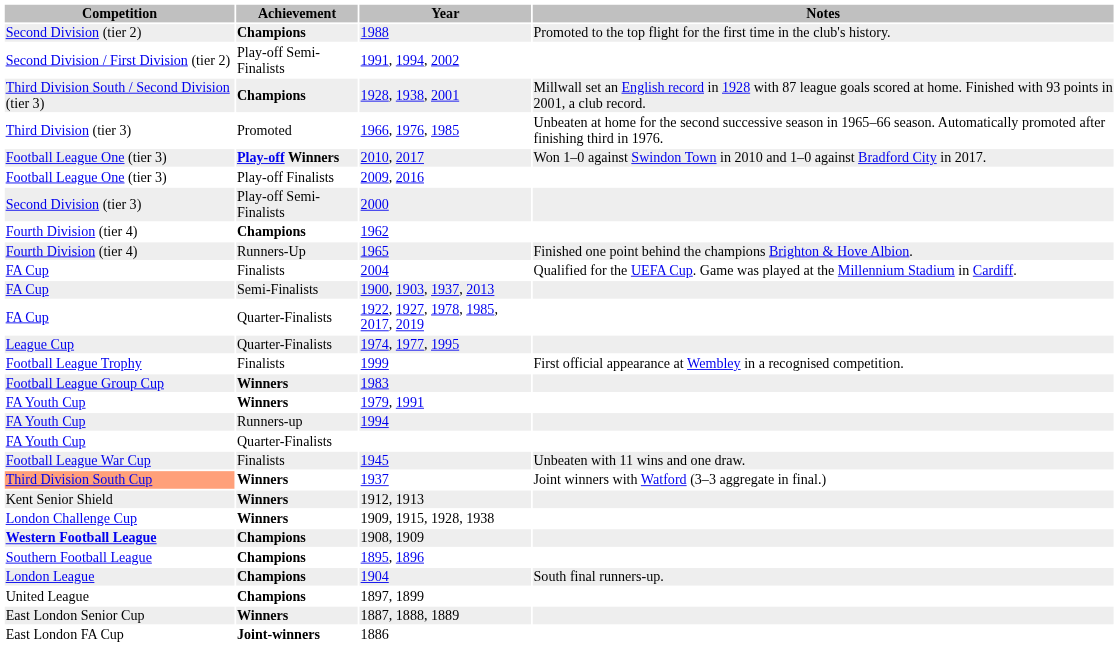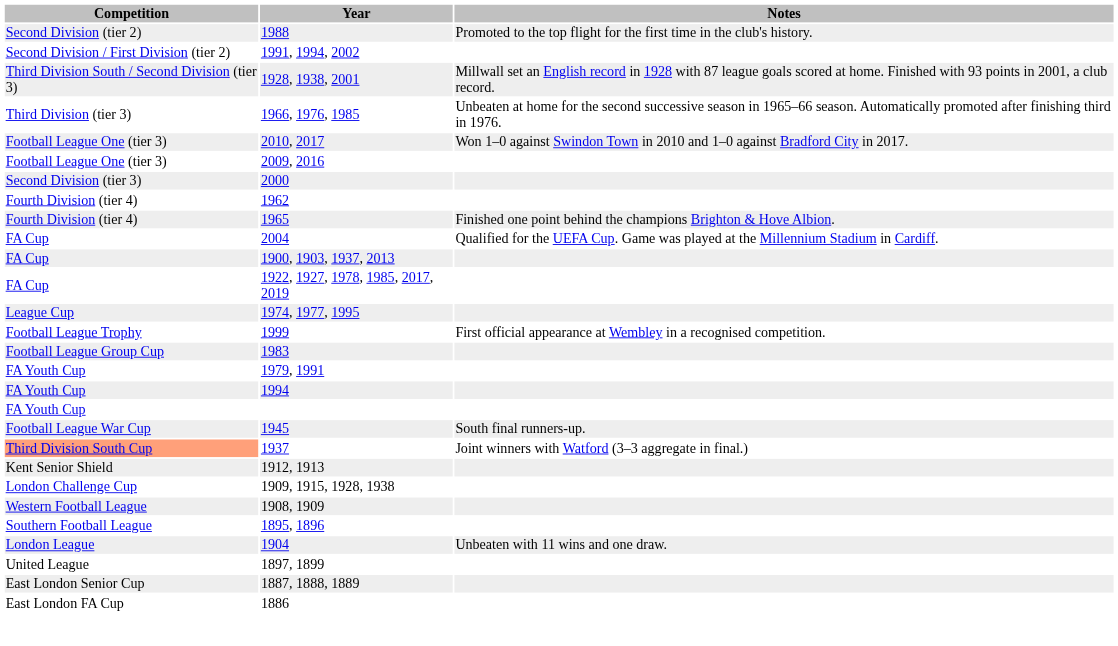- column: (297, 13)
(639, 460) Unbeaten with 11 wins and one draw. -> (520, 428) South final runners-up.
(81, 538) bold -> (76, 506) normal
(599, 576) South final runners-up. -> (561, 545) Unbeaten with 11 wins and one draw.
